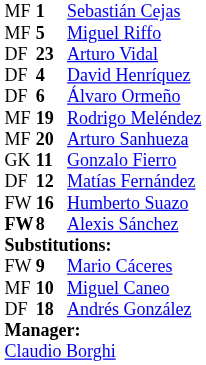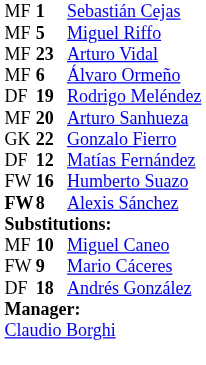(16, 54) DF -> (18, 54) MF
- row: (129, 75)
(16, 96) DF -> (18, 75) MF
(18, 117) MF -> (16, 96) DF
(44, 160) 11 -> (45, 138) 22
rows swapped: (120, 266) <-> (118, 287)
